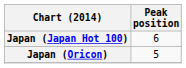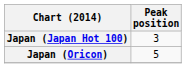(156, 39) 6 -> (156, 39) 3
